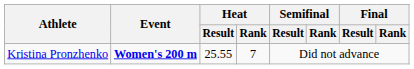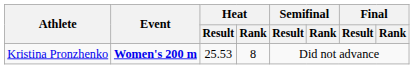(218, 54) 25.55 -> (218, 54) 25.53
(253, 54) 7 -> (253, 54) 8
